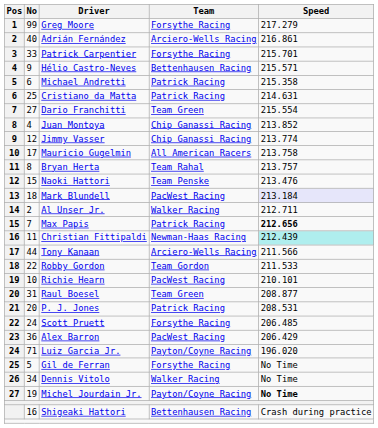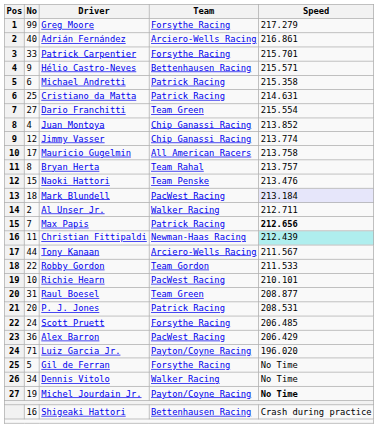(279, 252) 211.566 -> (279, 252) 211.567
